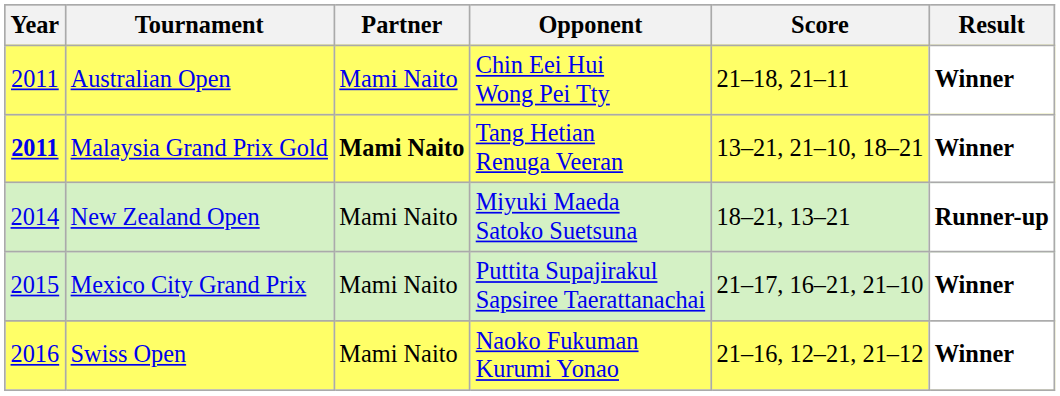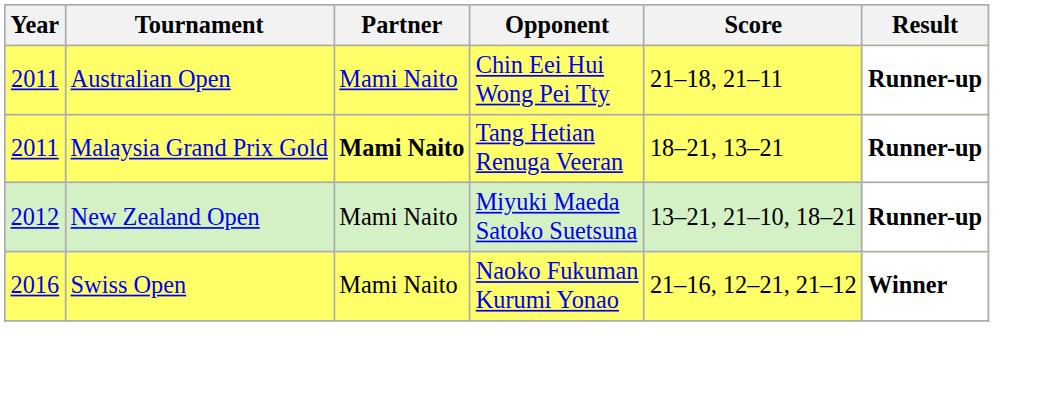(974, 79) Winner -> (925, 79) Runner-up
(35, 148) bold -> (35, 148) normal
(820, 148) 13–21, 21–10, 18–21 -> (717, 148) 18–21, 13–21
(974, 148) Winner -> (925, 148) Runner-up
(35, 217) 2014 -> (35, 217) 2012
(783, 217) 18–21, 13–21 -> (753, 217) 13–21, 21–10, 18–21
- row: (188, 286)
